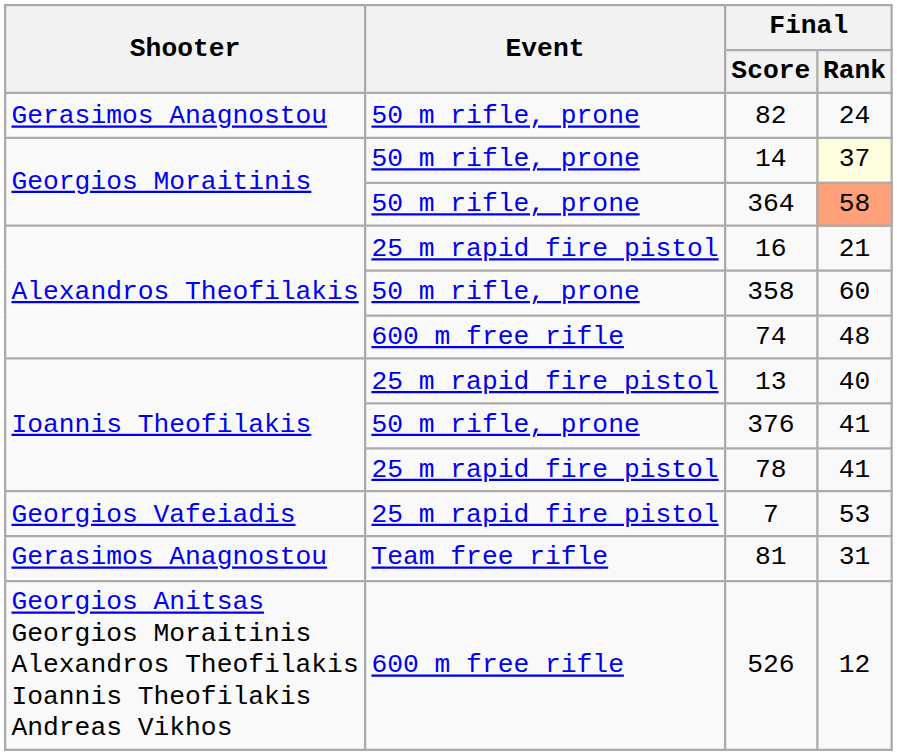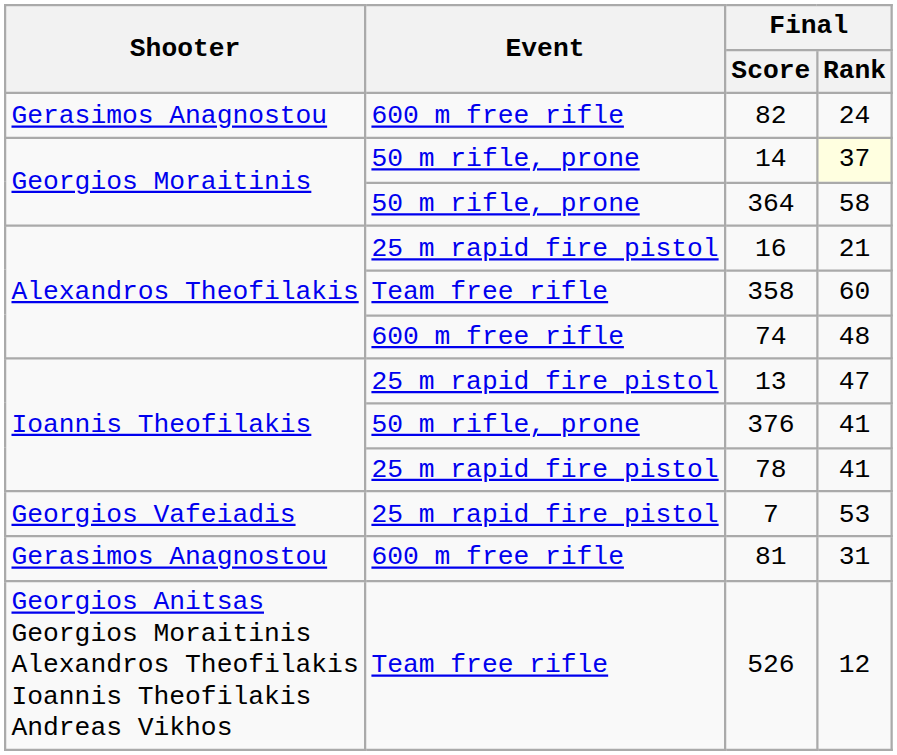(506, 115) 50 m rifle, prone -> (498, 115) 600 m free rifle
(855, 204) lightsalmon background -> (855, 204) no background
(506, 292) 50 m rifle, prone -> (490, 292) Team free rifle
(855, 381) 40 -> (855, 381) 47
(490, 558) Team free rifle -> (498, 558) 600 m free rifle
(498, 665) 600 m free rifle -> (490, 665) Team free rifle
